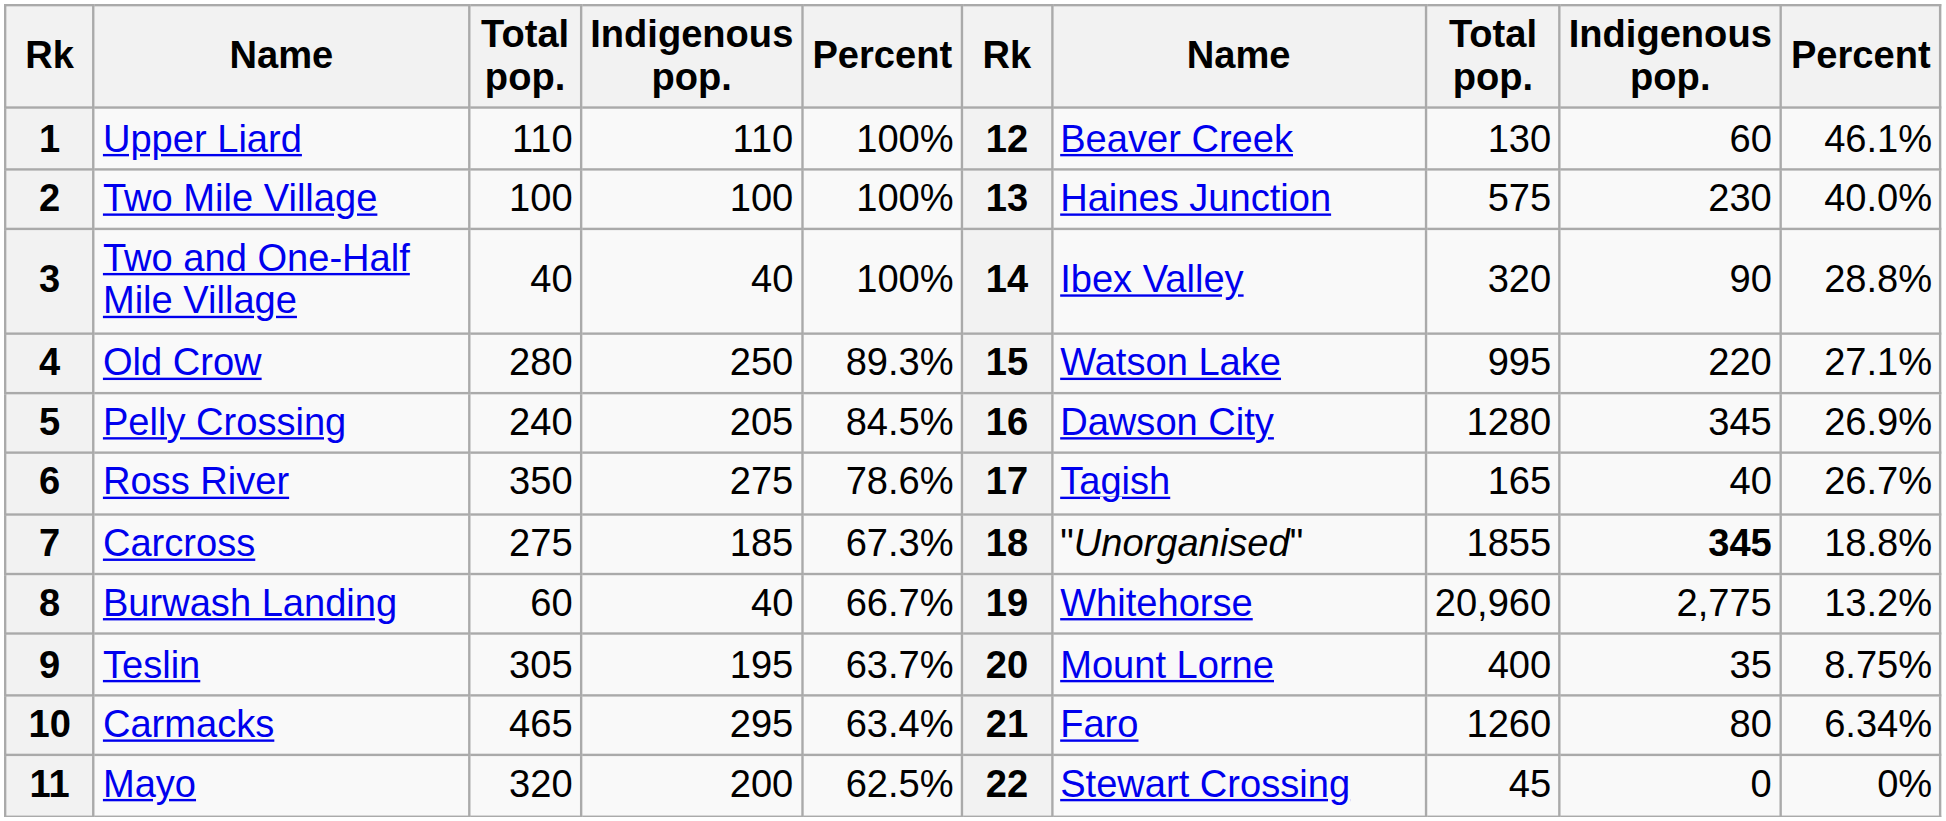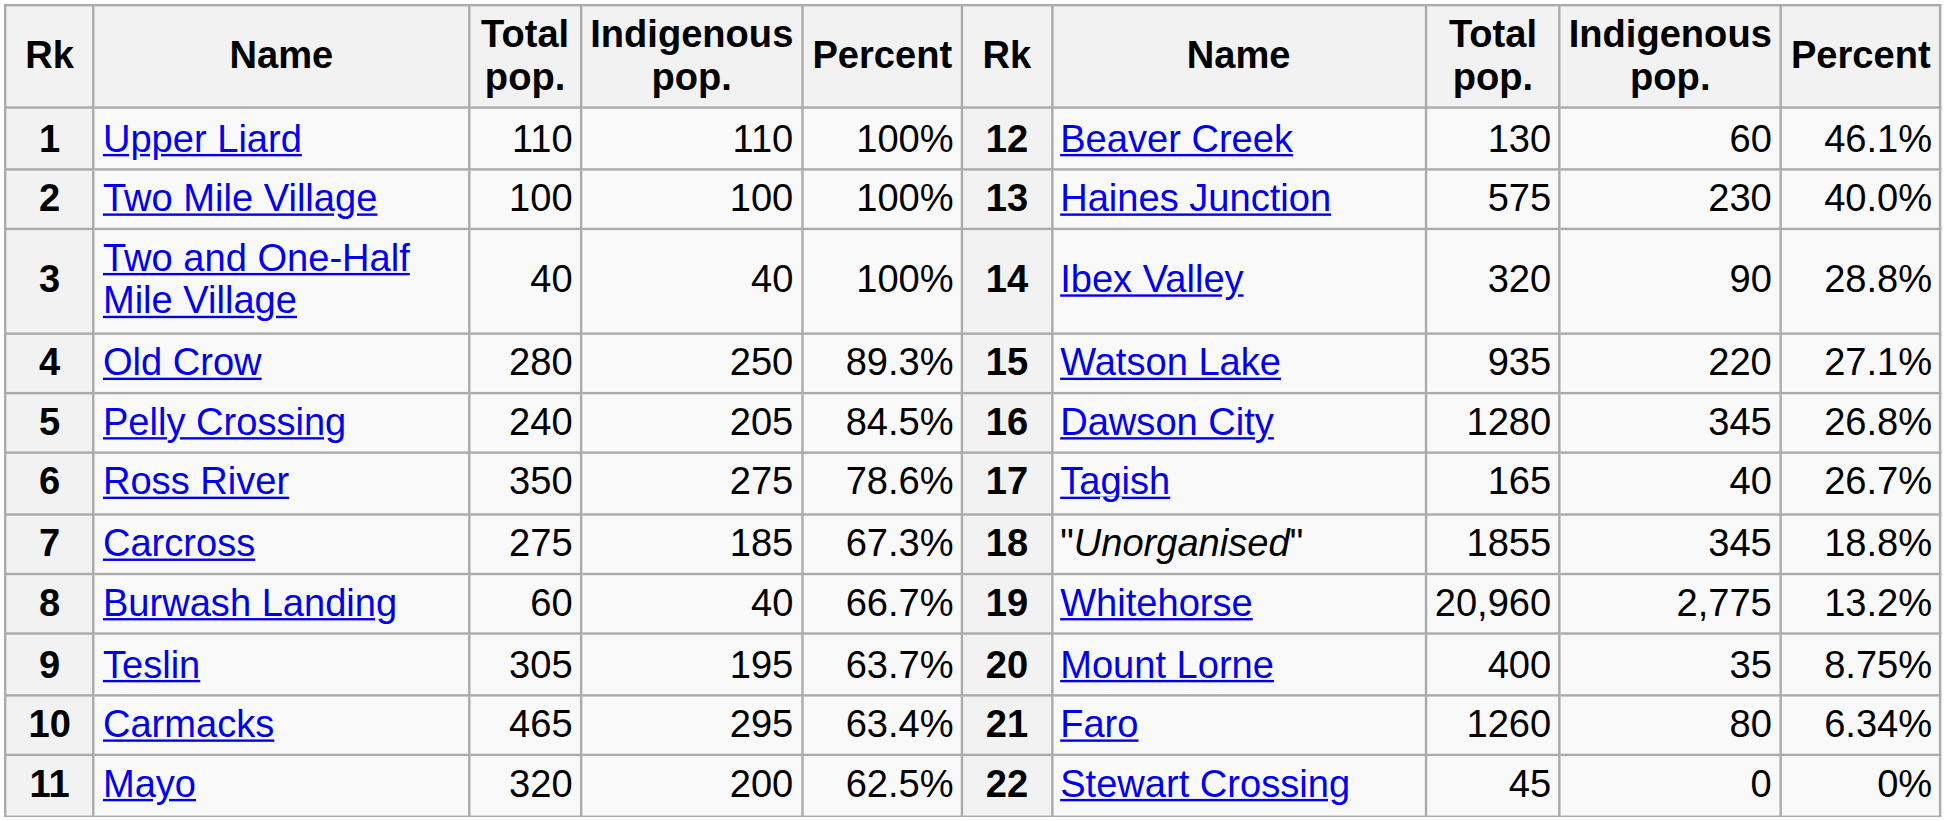(1519, 361) 995 -> (1519, 361) 935
(1878, 422) 26.9% -> (1878, 422) 26.8%
(1740, 543) bold -> (1740, 543) normal
